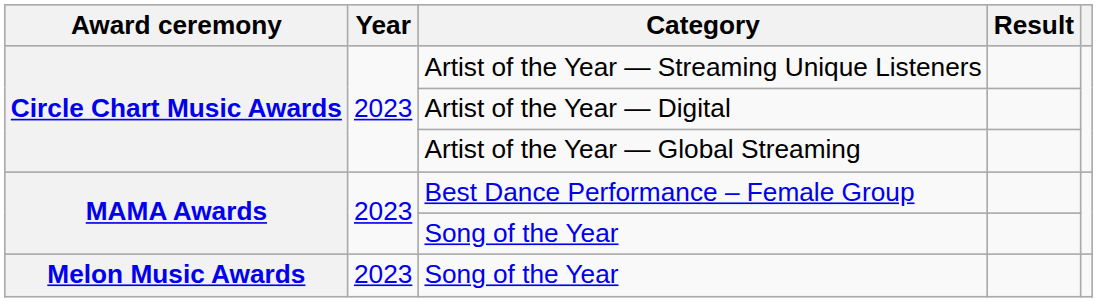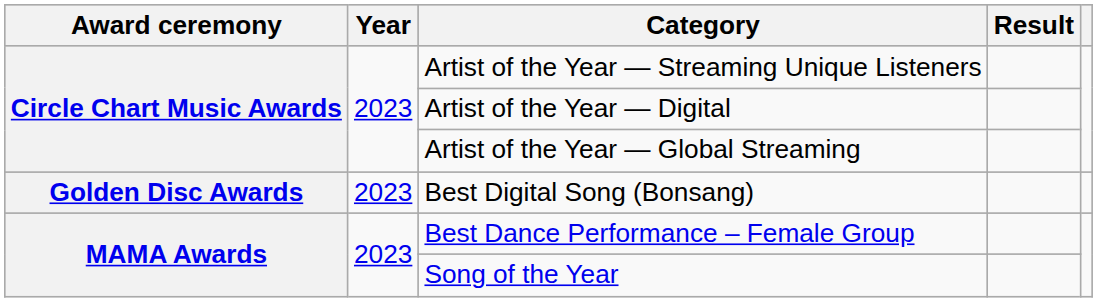+ row: (176, 191)
- row: (176, 274)
